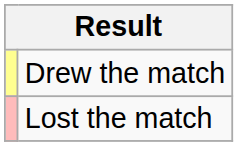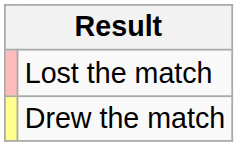rows swapped: (119, 118) <-> (125, 72)
